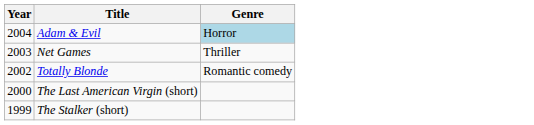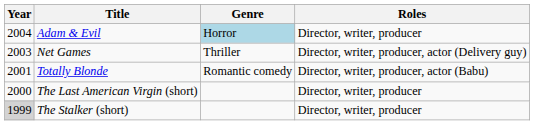+ column: (412, 14)
(19, 71) 2002 -> (19, 71) 2001
(19, 110) no background -> (19, 110) lightgrey background
